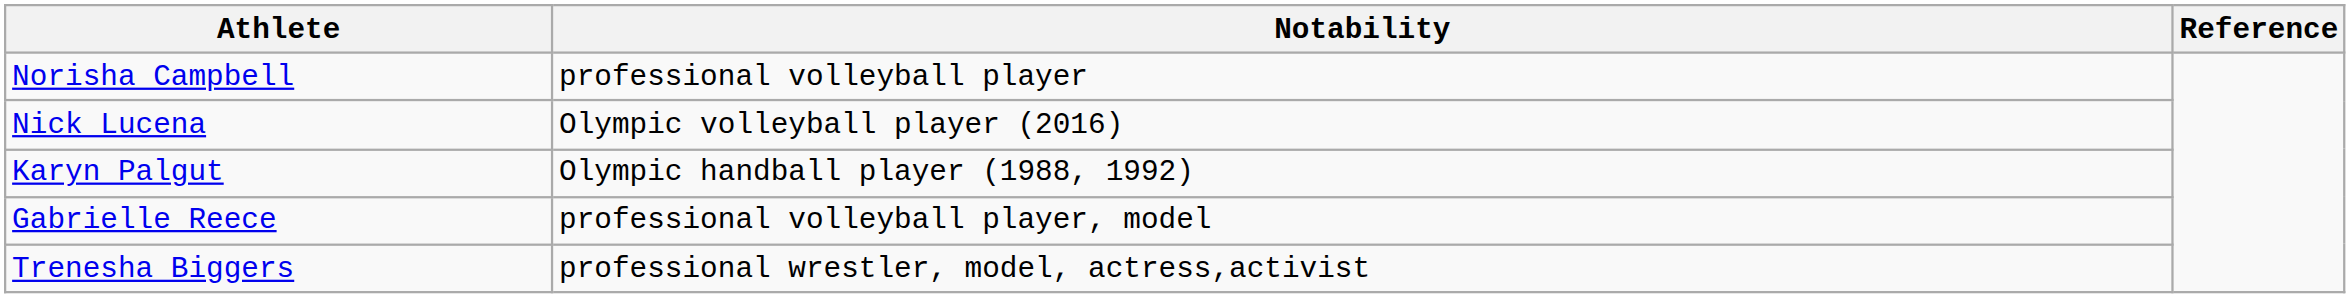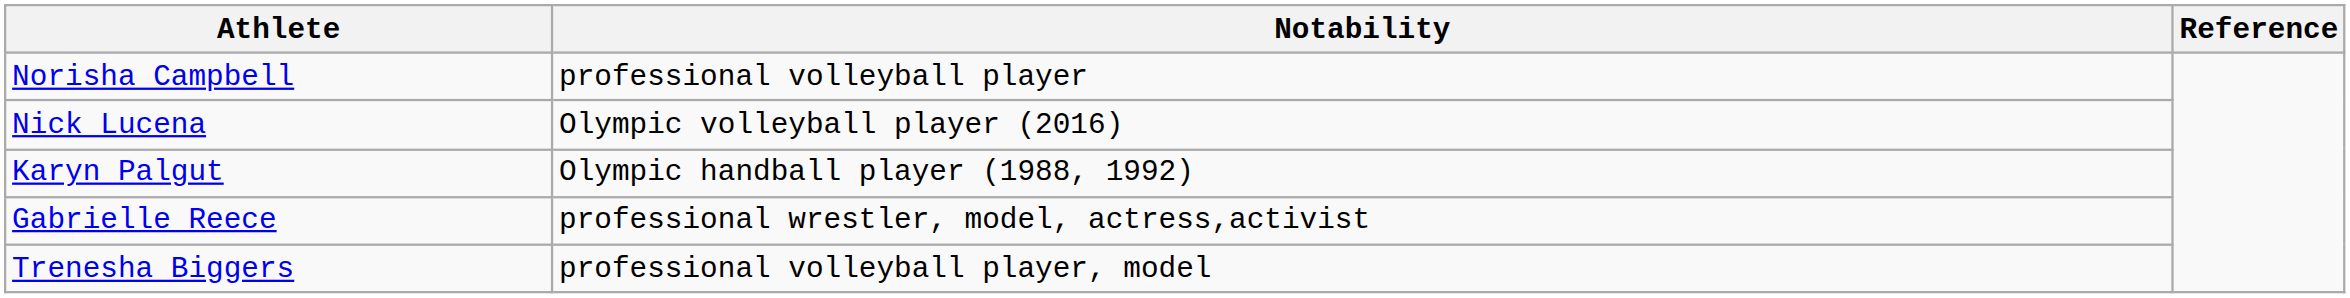(885, 221) professional volleyball player, model -> (965, 221) professional wrestler, model, actress,activist
(965, 268) professional wrestler, model, actress,activist -> (885, 268) professional volleyball player, model
